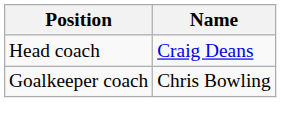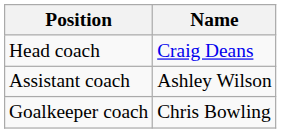+ row: (70, 81)
